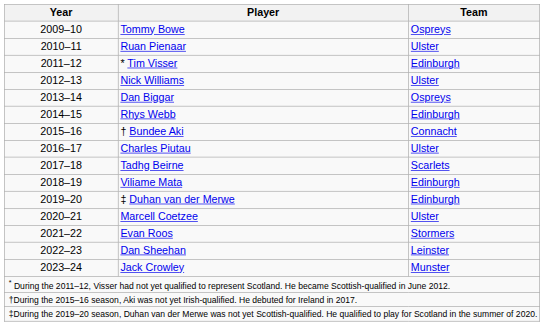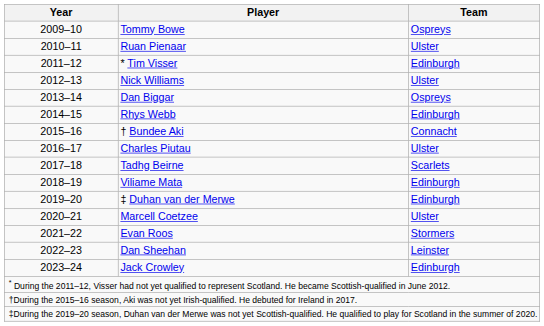(430, 268) Munster -> (435, 268) Edinburgh
